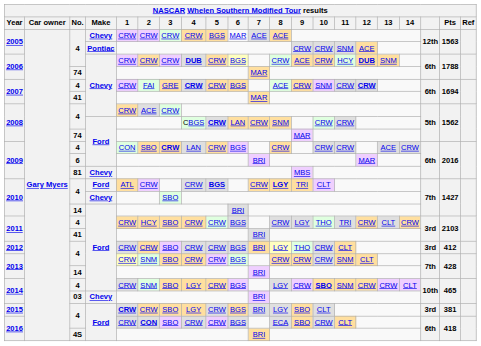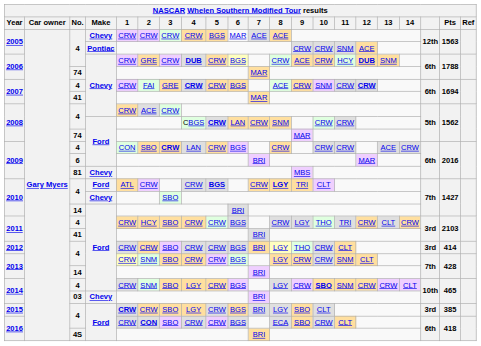(149, 60) CRW -> (149, 60) GRE
(450, 247) 412 -> (450, 247) 414
(281, 260) CRW -> (281, 260) LGY
(450, 310) 381 -> (450, 310) 385
